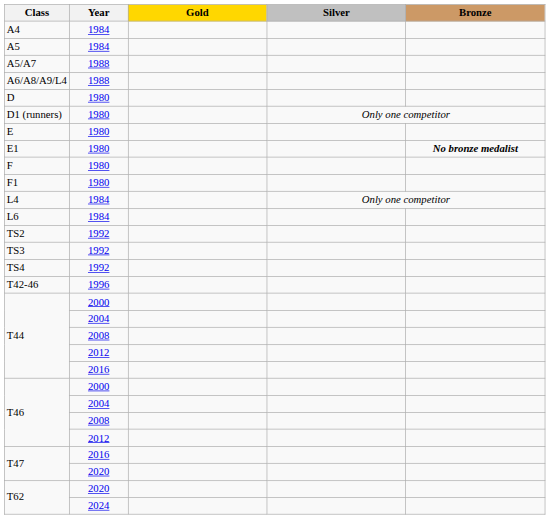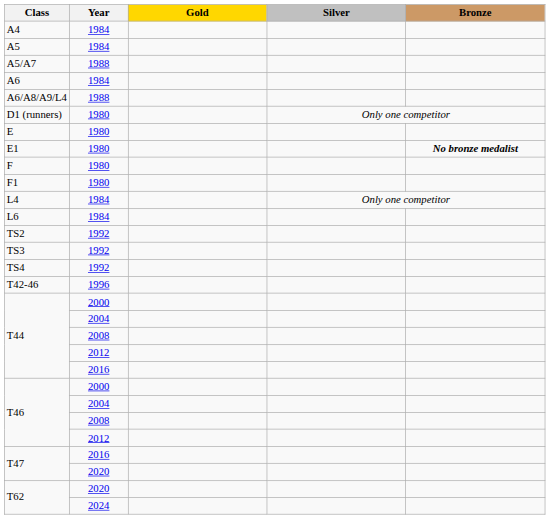+ row: (13, 81)
- row: (11, 98)
